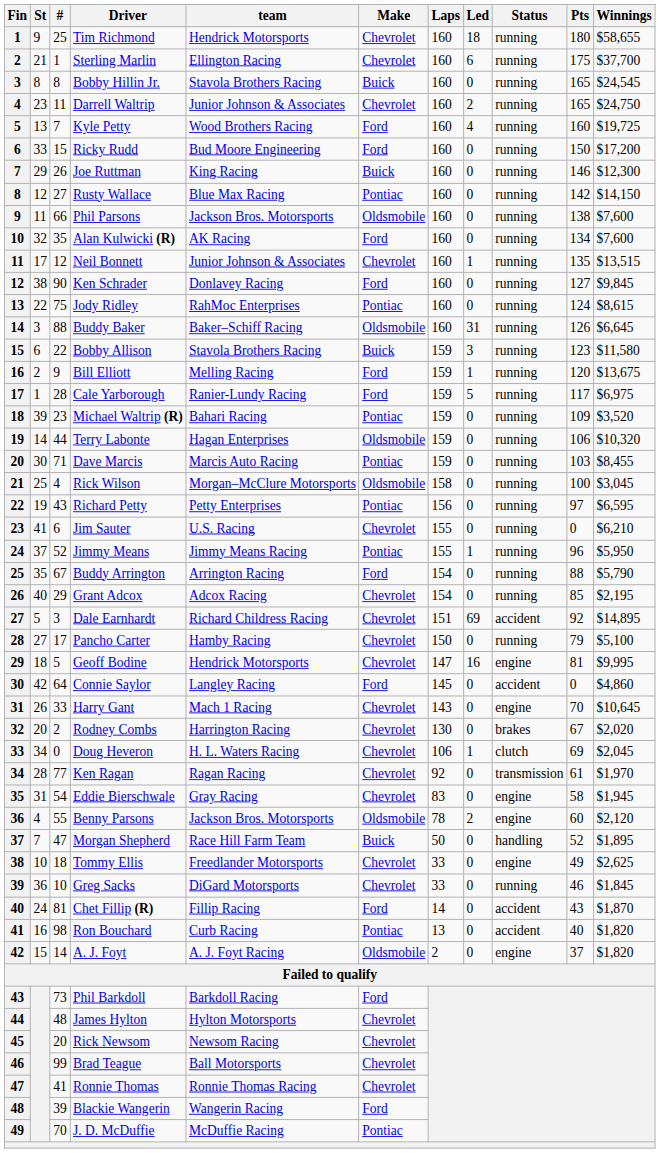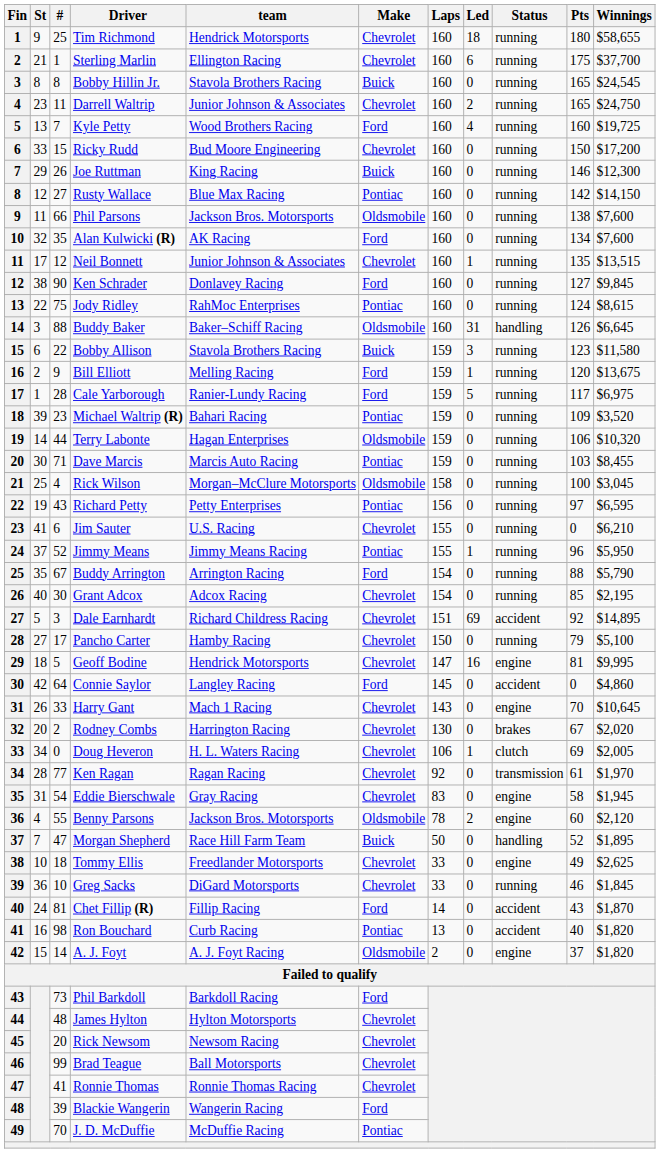(375, 149) Ford -> (389, 149) Chevrolet
(516, 328) running -> (519, 328) handling
(60, 595) 29 -> (60, 595) 30
(615, 751) $2,045 -> (615, 751) $2,005
